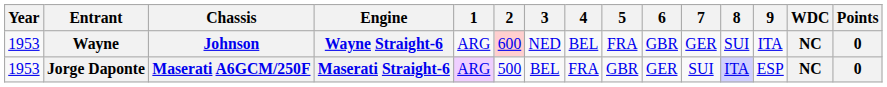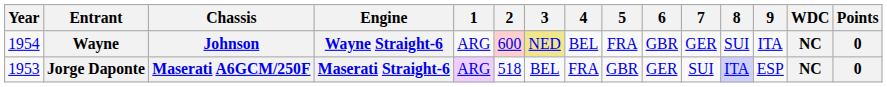(24, 43) 1953 -> (24, 43) 1954
(545, 43) no background -> (545, 43) khaki background
(509, 69) 500 -> (509, 69) 518
